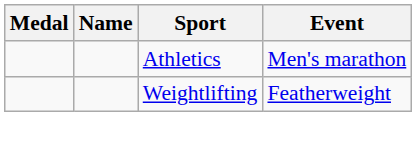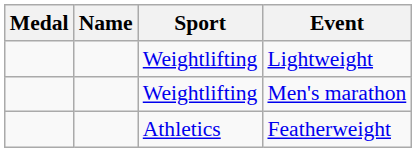+ row: (320, 58)
(182, 58) Athletics -> (200, 93) Weightlifting
(200, 93) Weightlifting -> (182, 129) Athletics
